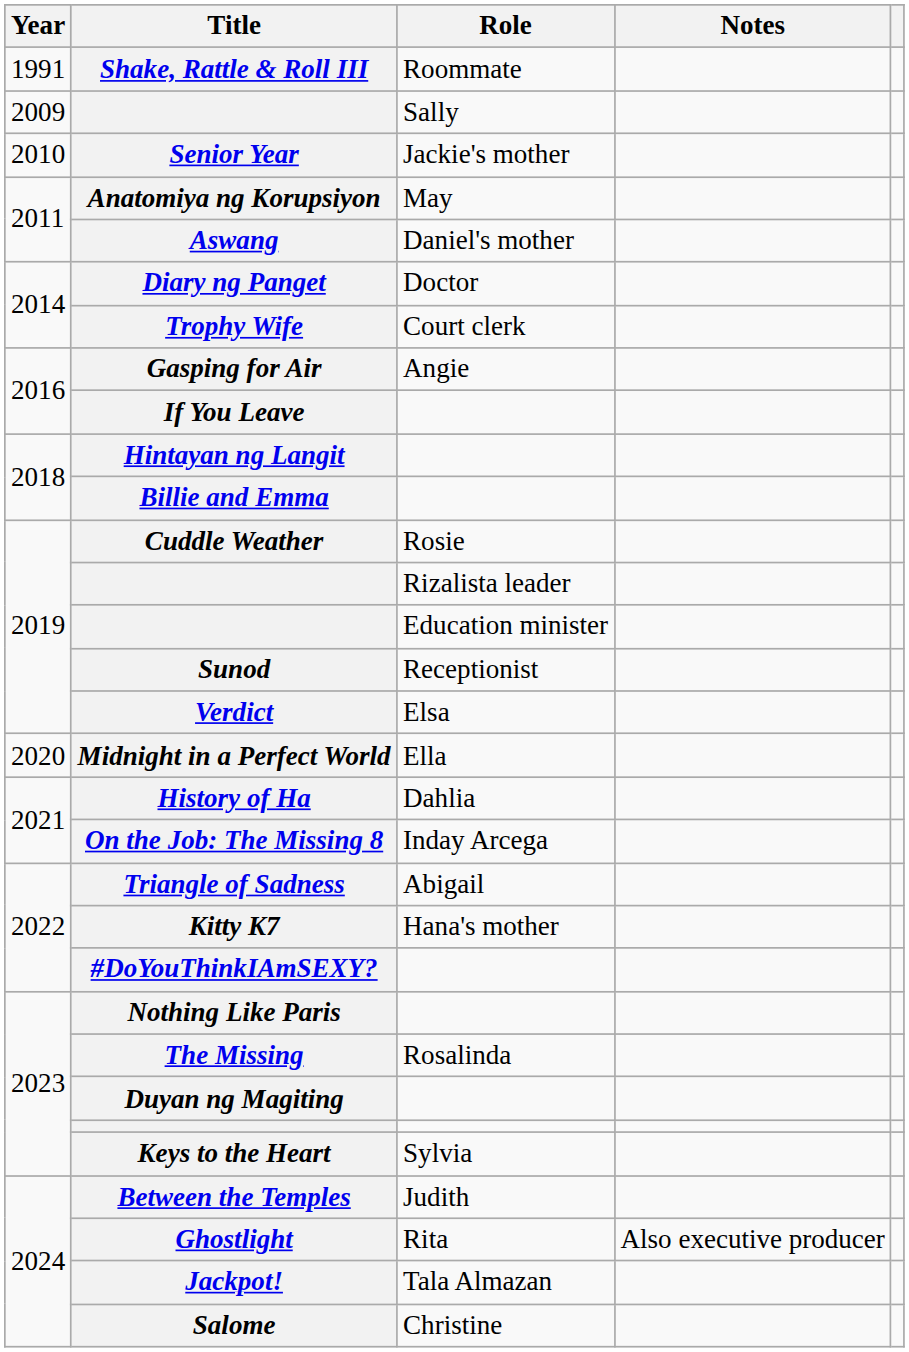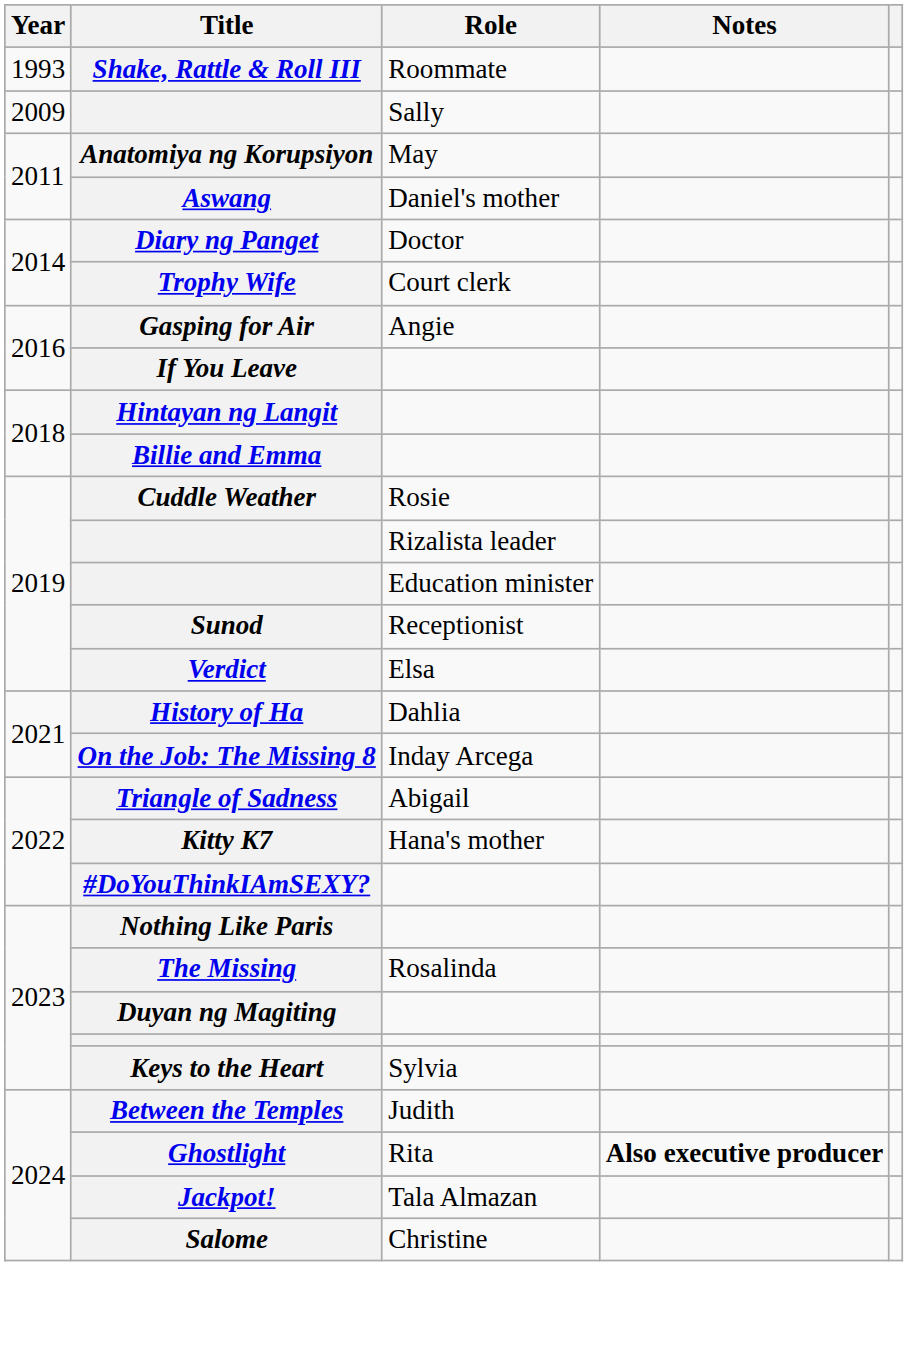(38, 68) 1991 -> (38, 68) 1993
- row: (234, 154)
- row: (234, 754)
(753, 1239) normal -> (744, 1153) bold
